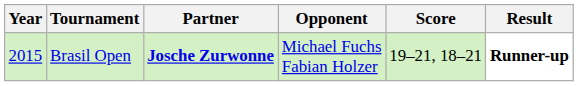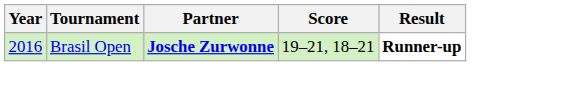- column: (332, 18)
(25, 56) 2015 -> (25, 46) 2016
